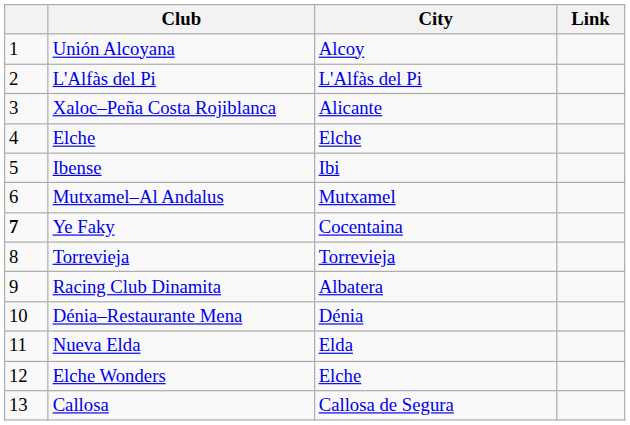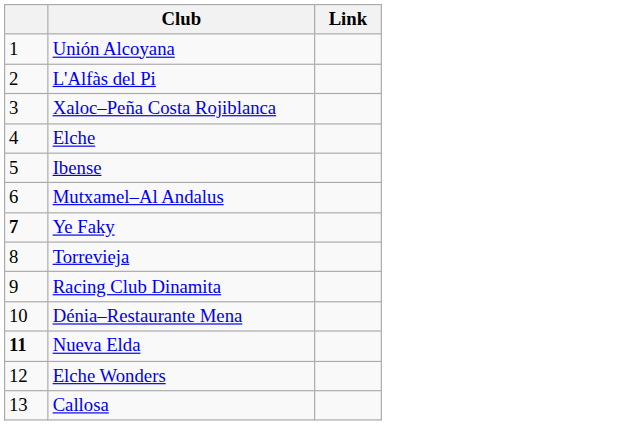- column: (436, 19)
(18, 345) normal -> (18, 345) bold
